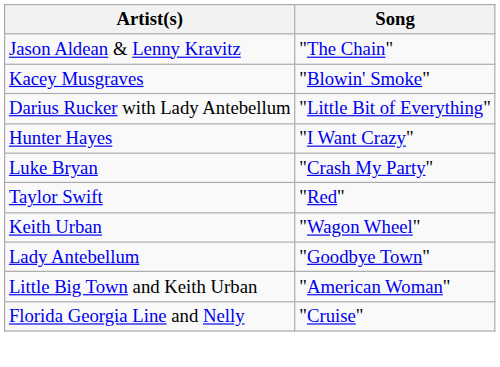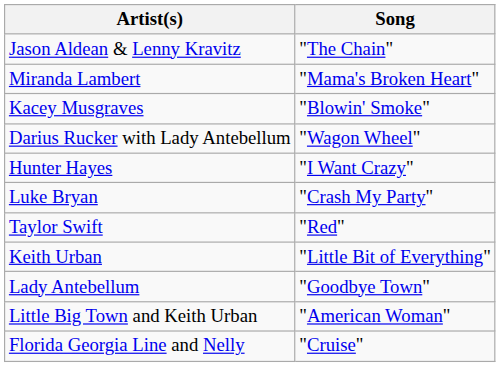+ row: (75, 78)
(395, 108) "Little Bit of Everything" -> (360, 138) "Wagon Wheel"
(360, 227) "Wagon Wheel" -> (395, 256) "Little Bit of Everything"
